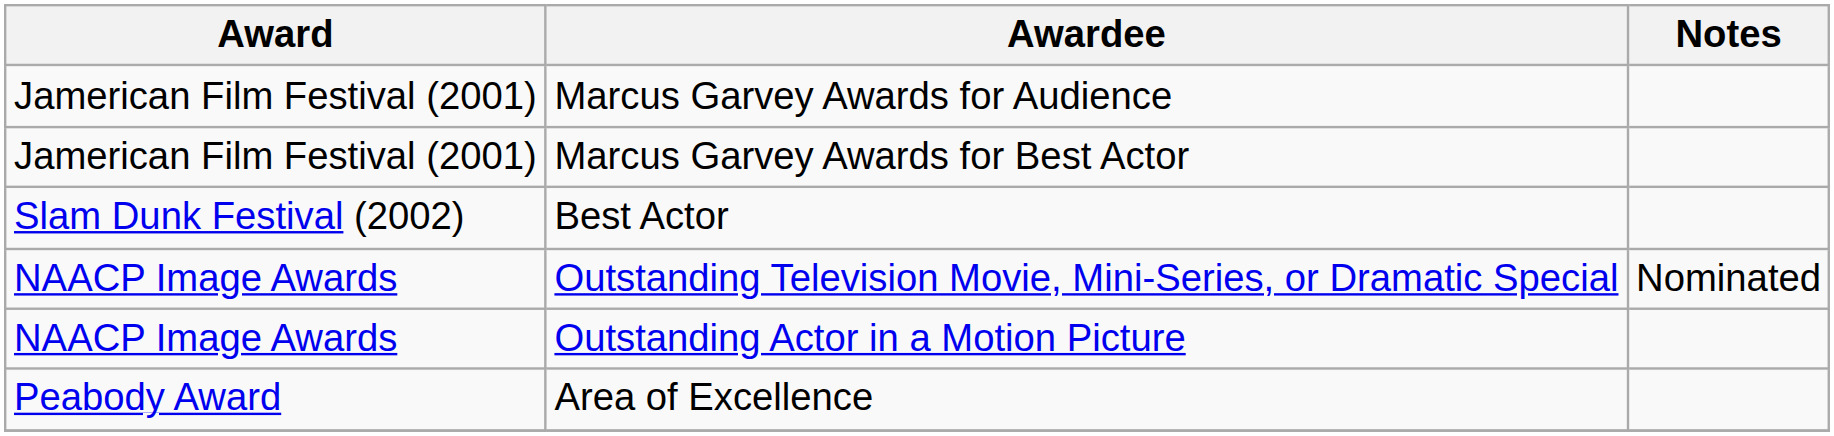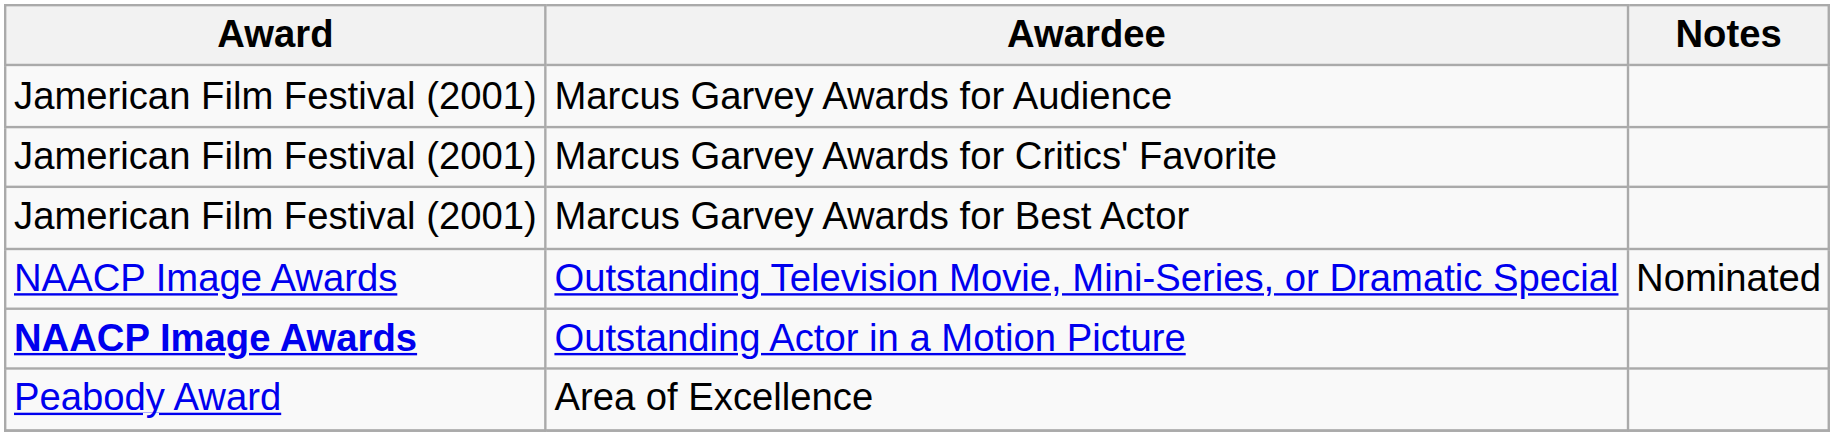+ row: (916, 156)
- row: (642, 216)
(206, 338) normal -> (216, 338) bold
